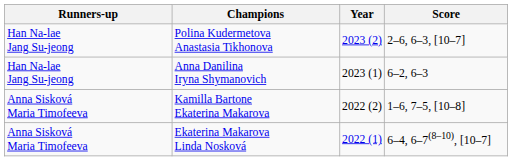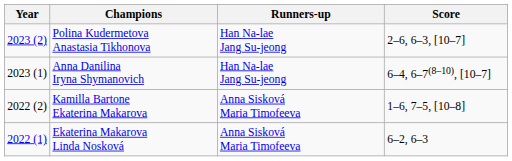columns swapped: (362, 14) <-> (88, 14)
(408, 73) 6–2, 6–3 -> (439, 73) 6–4, 6–7(8–10), [10–7]
(439, 139) 6–4, 6–7(8–10), [10–7] -> (408, 139) 6–2, 6–3
